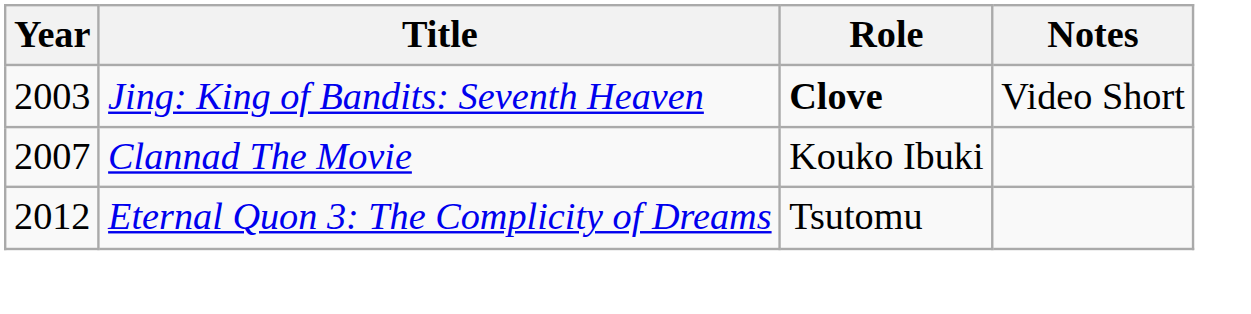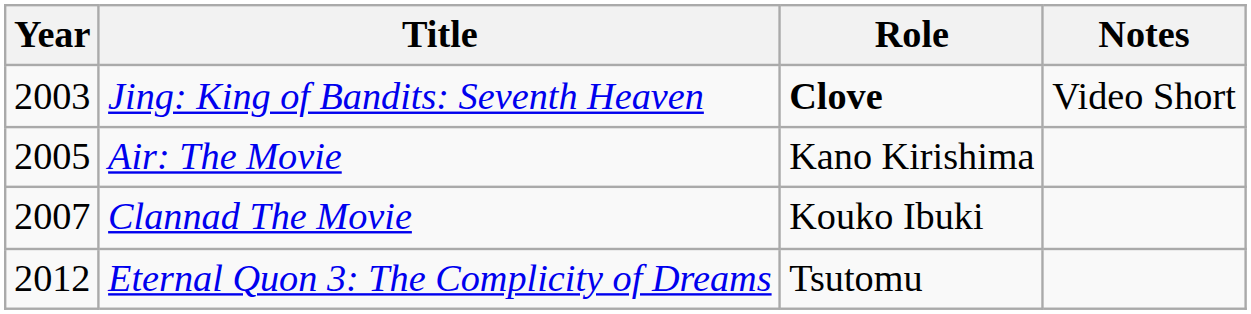+ row: (225, 156)
